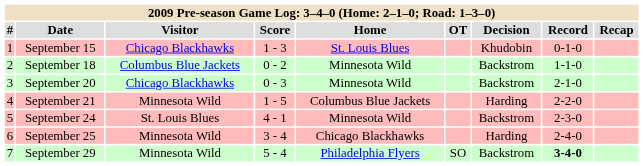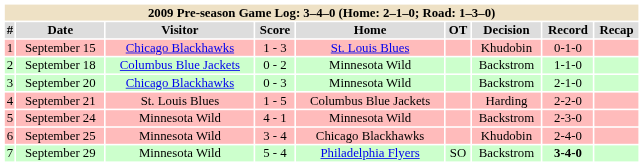(180, 100) Minnesota Wild -> (180, 100) St. Louis Blues
(180, 118) St. Louis Blues -> (180, 118) Minnesota Wild
(506, 135) Harding -> (506, 135) Khudobin
